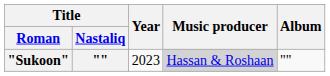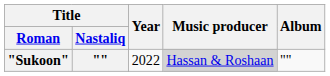(146, 60) 2023 -> (146, 60) 2022
